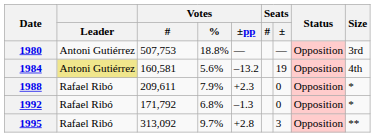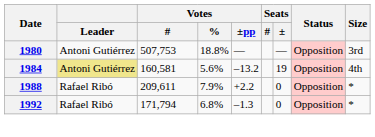(244, 87) +2.3 -> (244, 87) +2.2
(158, 105) 171,792 -> (158, 105) 171,794
- row: (31, 123)
